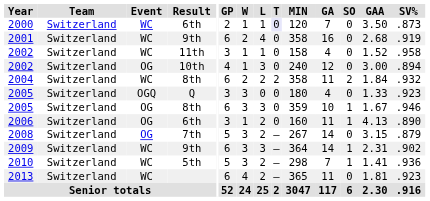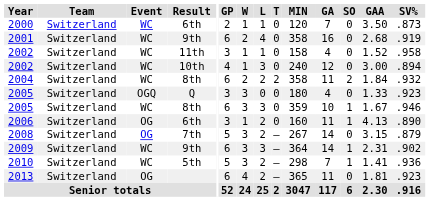(277, 25) lavender background -> (277, 25) no background
(147, 66) OG -> (147, 66) WC
(147, 107) OG -> (147, 107) WC
(147, 176) WC -> (147, 176) OG
